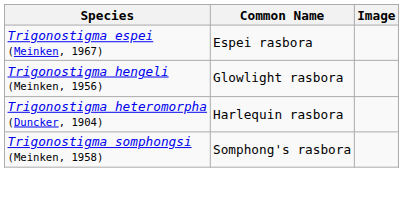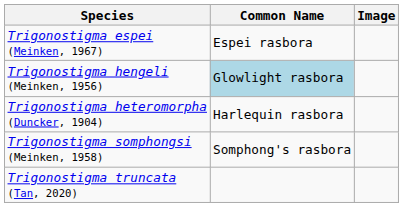(278, 78) no background -> (278, 78) lightblue background
+ row: (92, 185)
